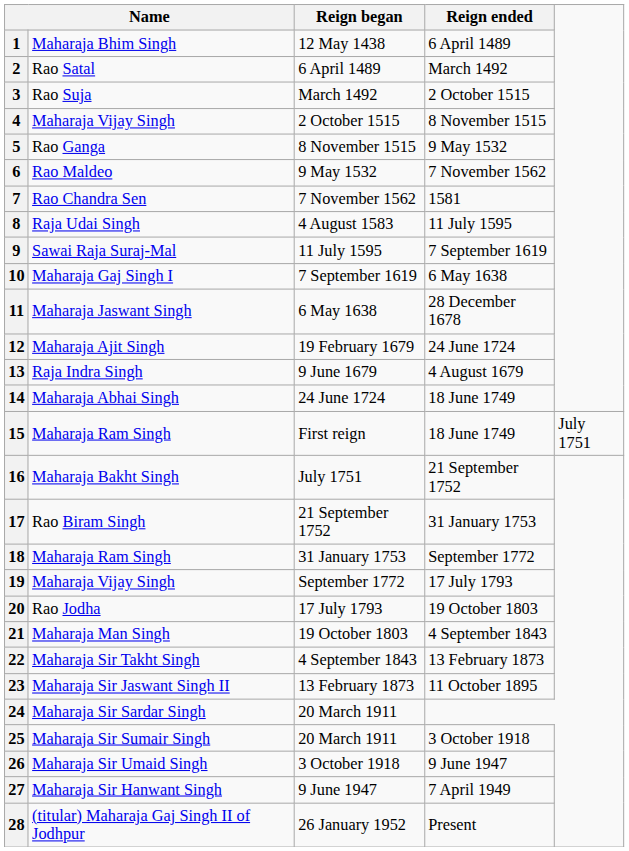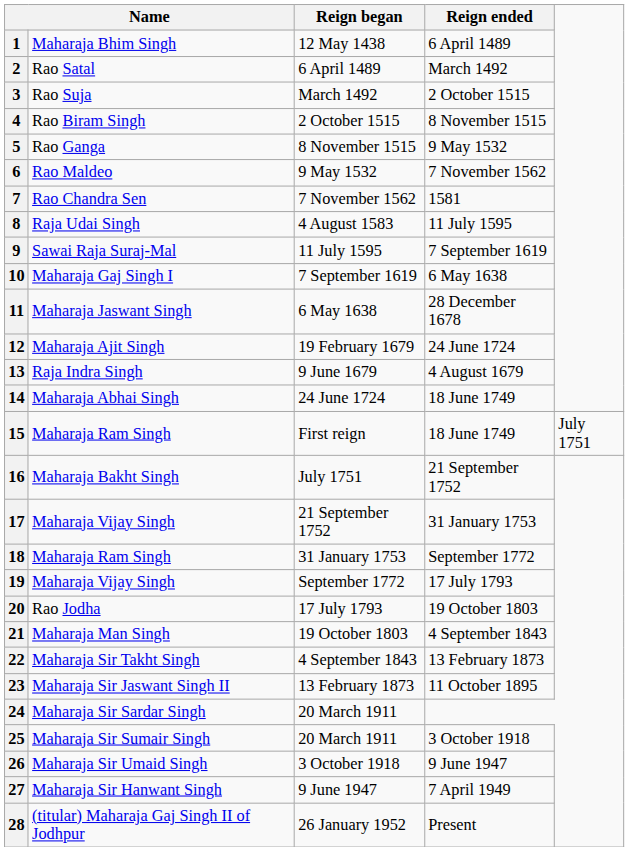(104, 120) Maharaja Vijay Singh -> (89, 120) Rao Biram Singh
(89, 521) Rao Biram Singh -> (104, 521) Maharaja Vijay Singh
